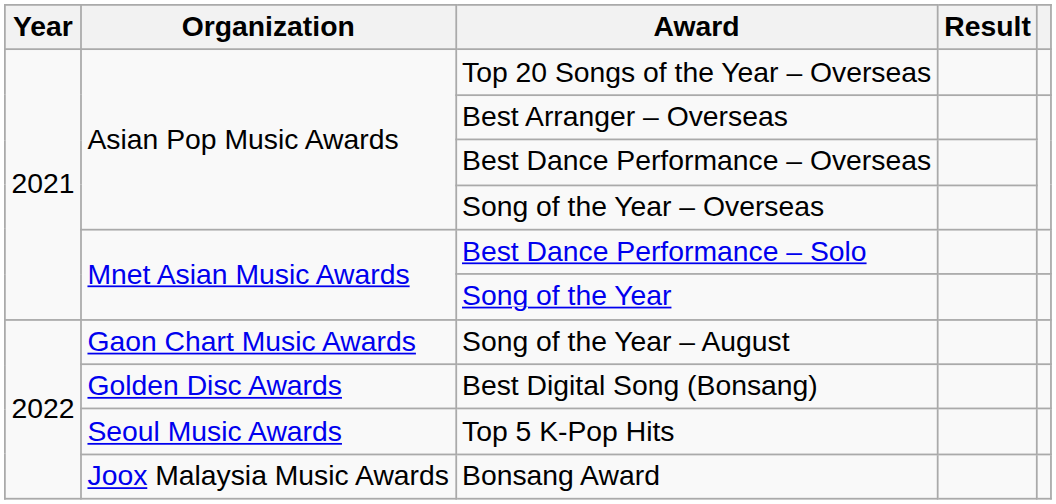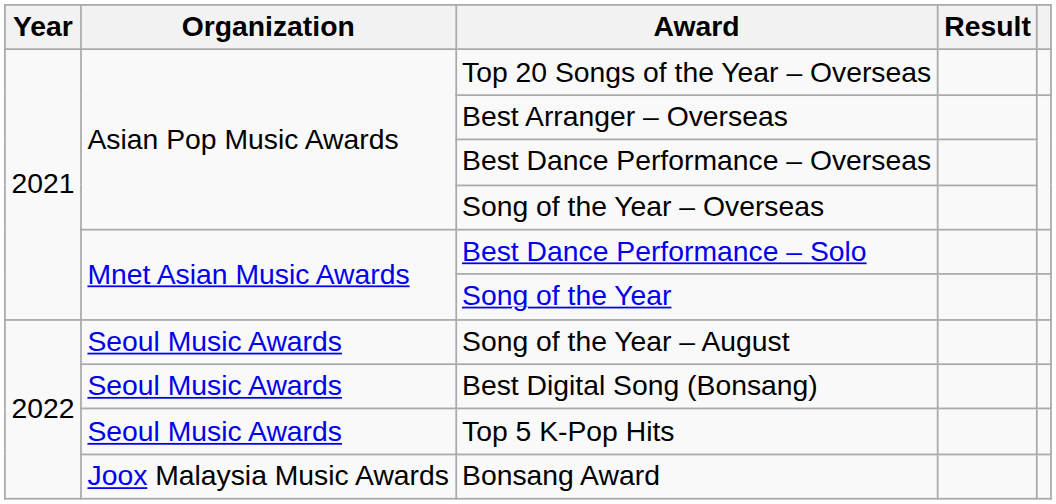(252, 341) Gaon Chart Music Awards -> (215, 341) Seoul Music Awards
(215, 386) Golden Disc Awards -> (215, 386) Seoul Music Awards
